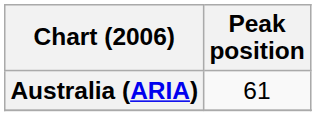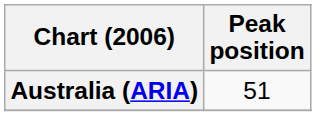(257, 90) 61 -> (257, 90) 51
